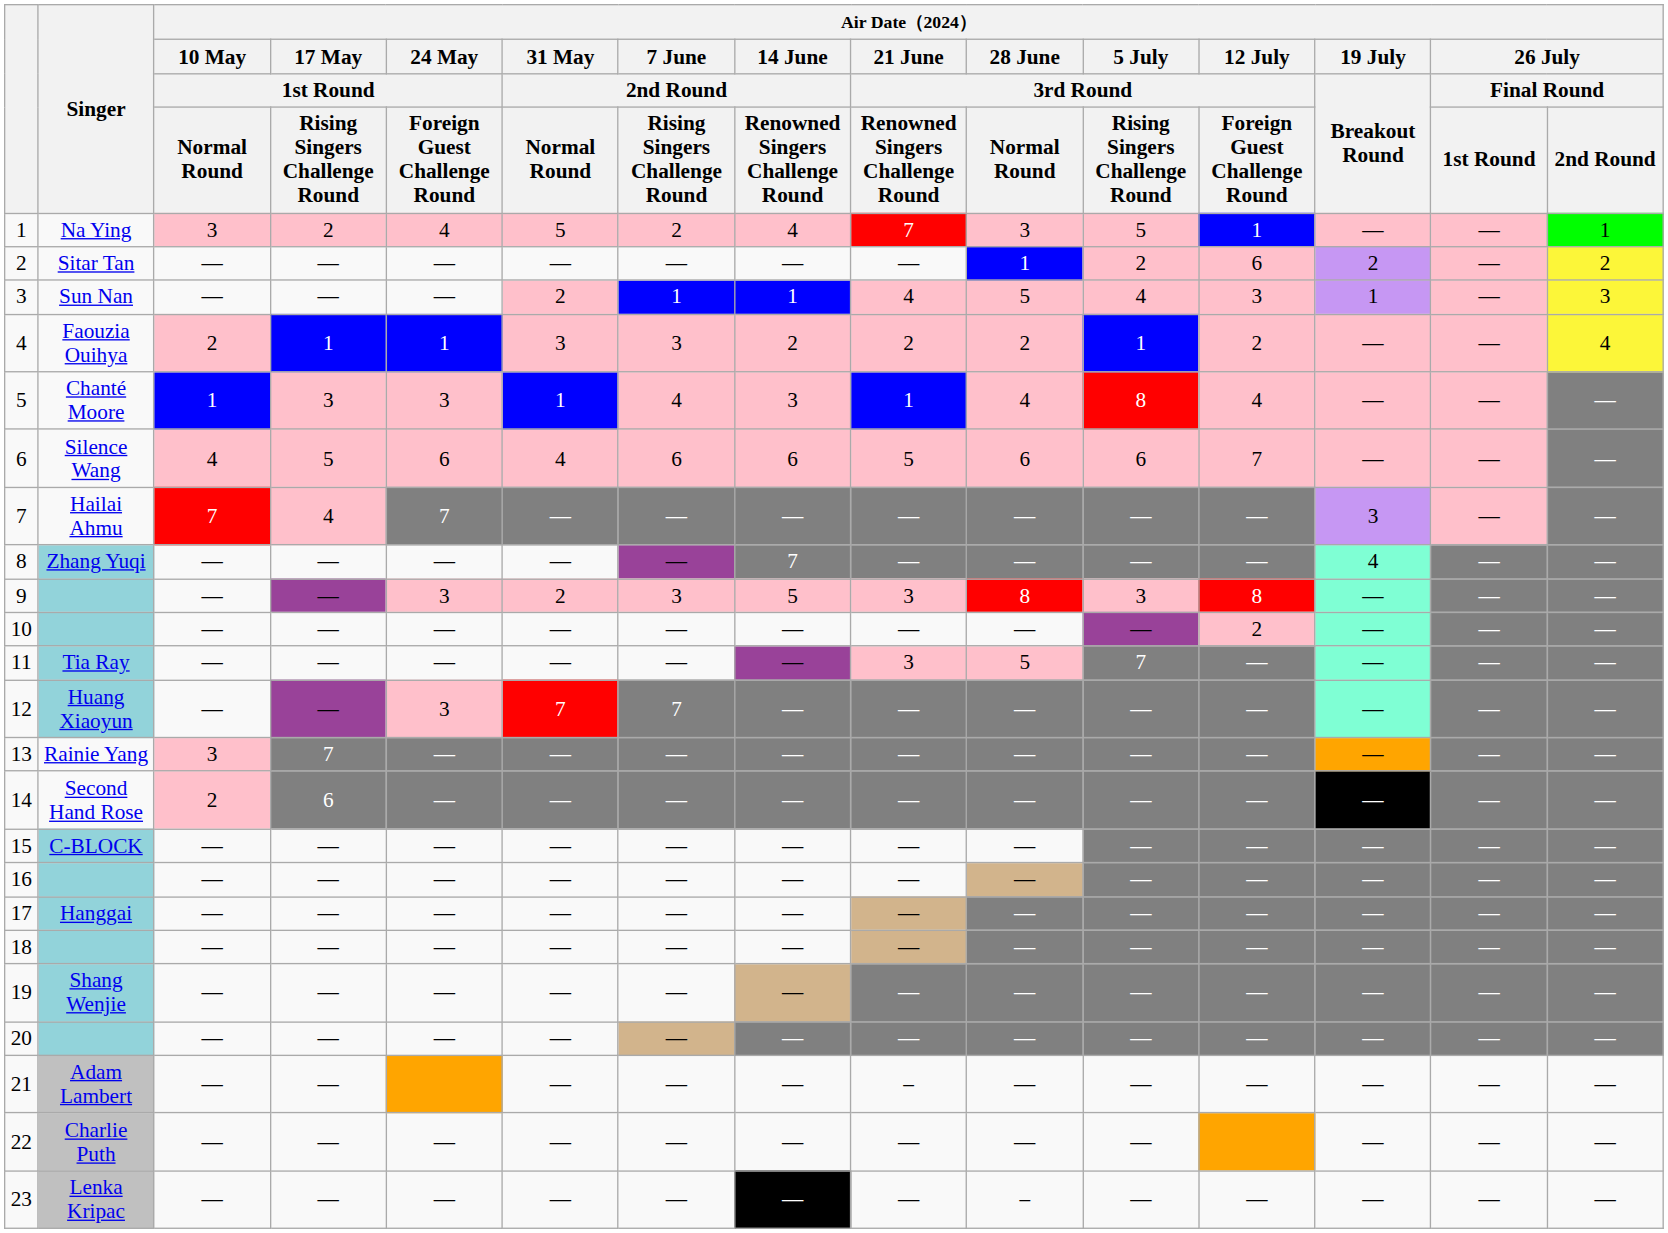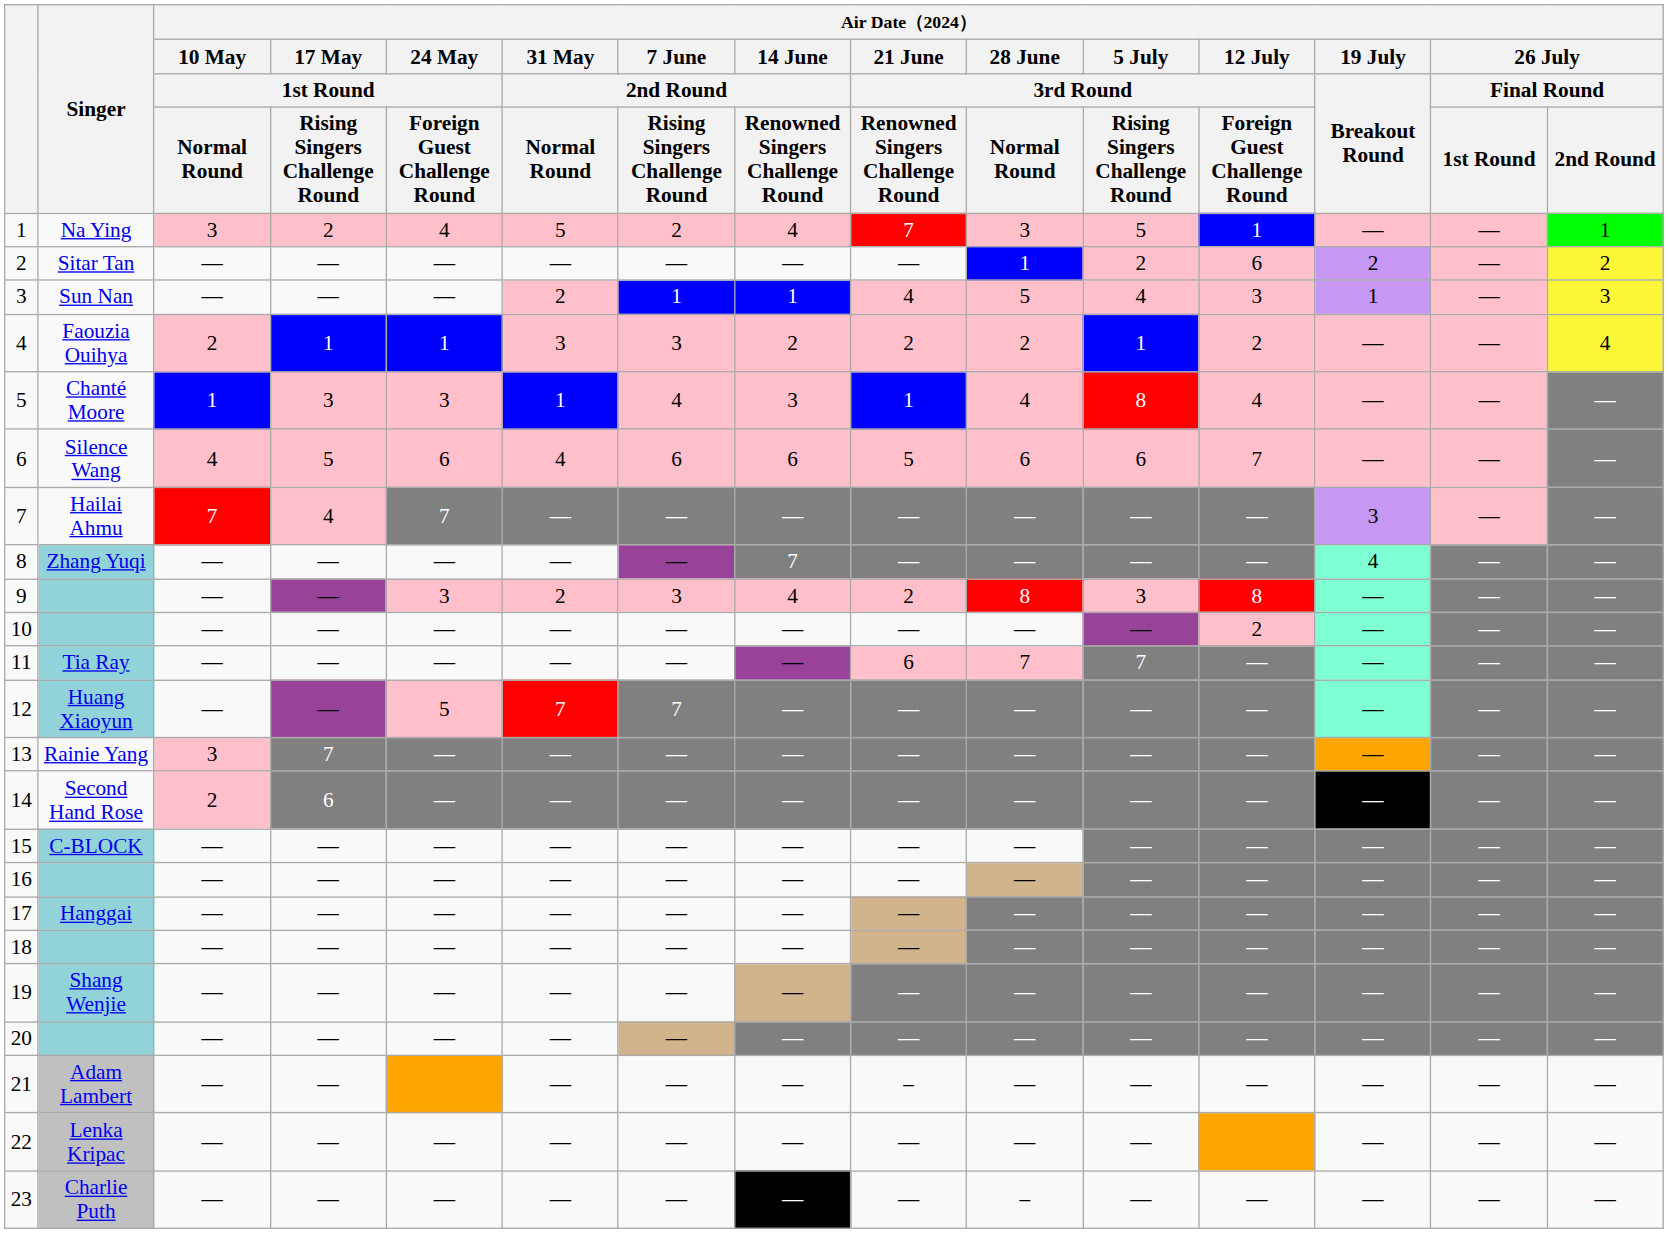(793, 595) 5 -> (793, 595) 4
(909, 595) 3 -> (909, 595) 2
(909, 662) 3 -> (909, 662) 6
(1025, 662) 5 -> (1025, 662) 7
(444, 708) 3 -> (444, 708) 5
(96, 1141) Charlie Puth -> (96, 1141) Lenka Kripac
(96, 1199) Lenka Kripac -> (96, 1199) Charlie Puth
